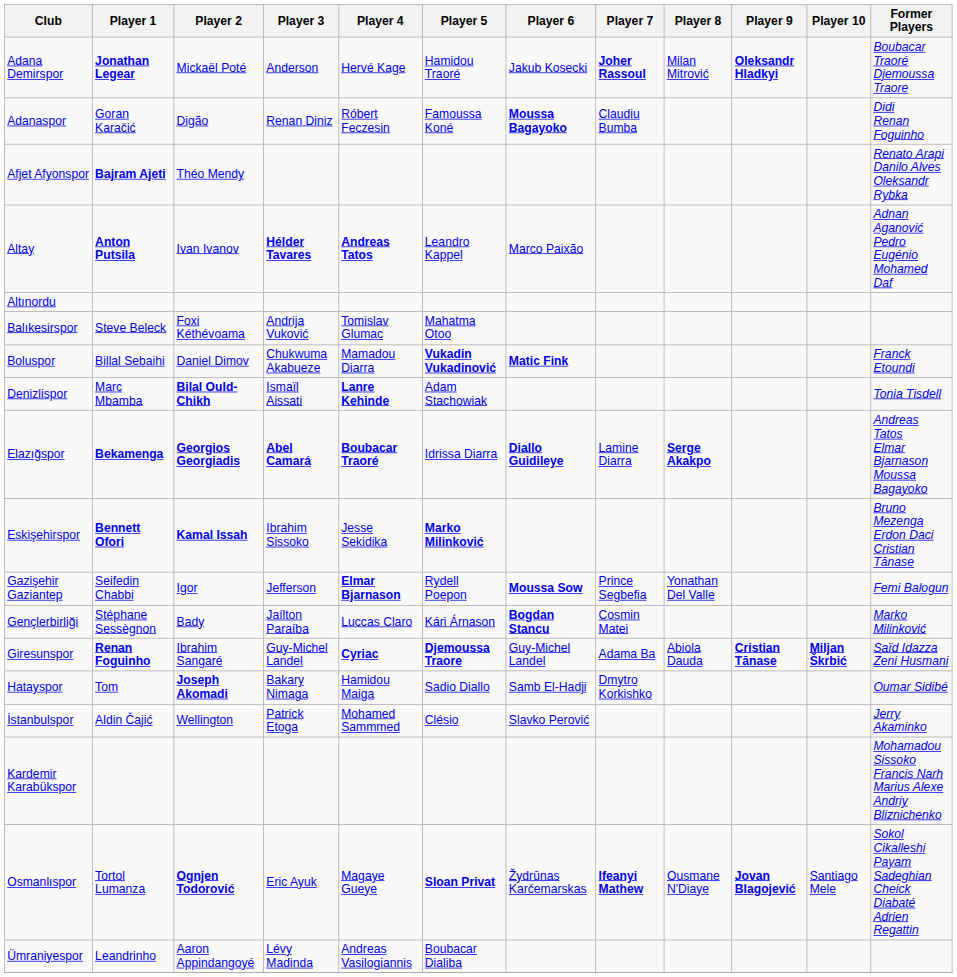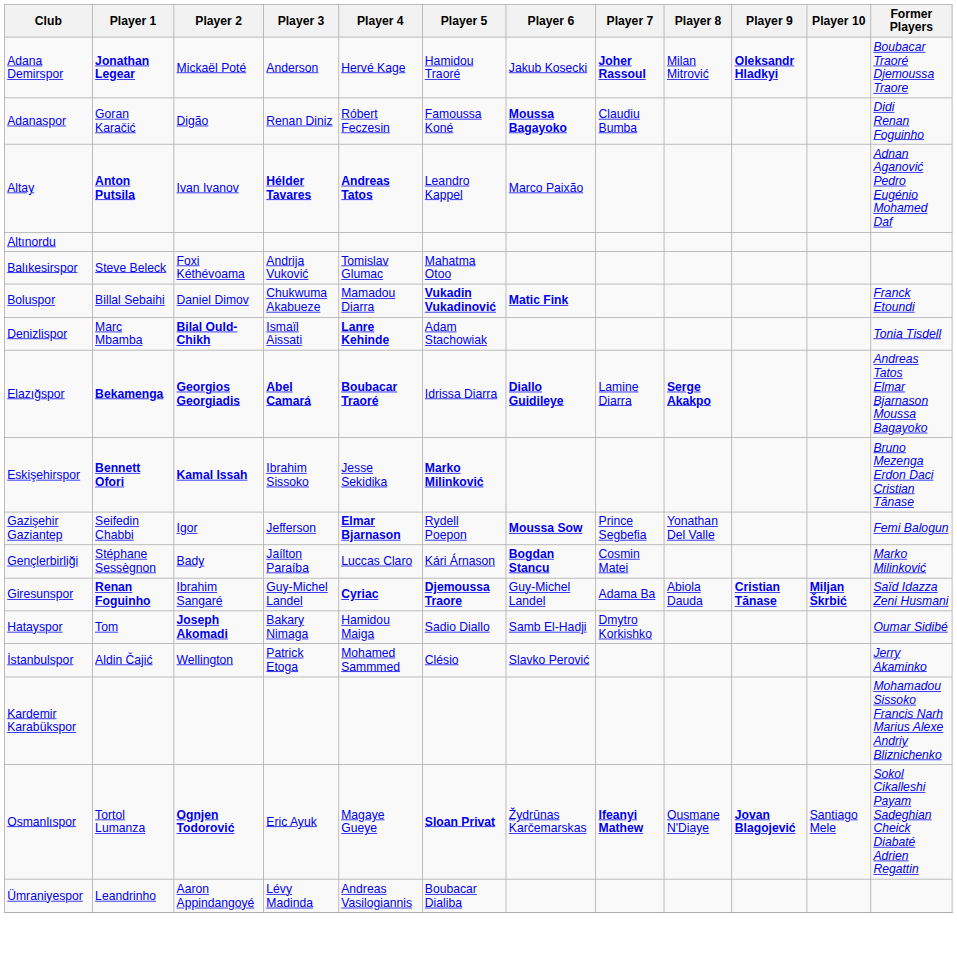- row: (48, 174)
